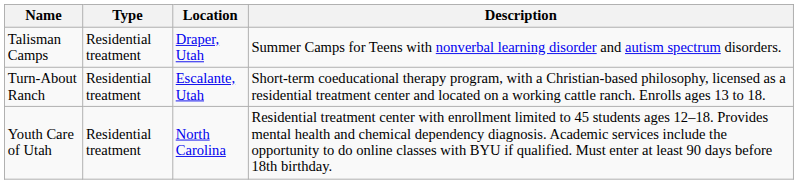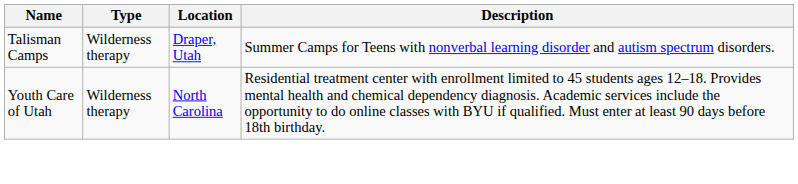(119, 47) Residential treatment -> (119, 47) Wilderness therapy
- row: (42, 86)
(119, 142) Residential treatment -> (119, 103) Wilderness therapy
